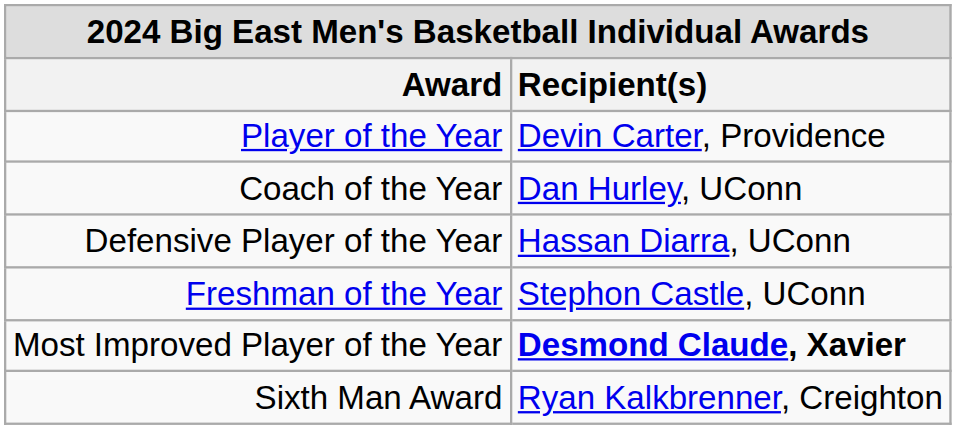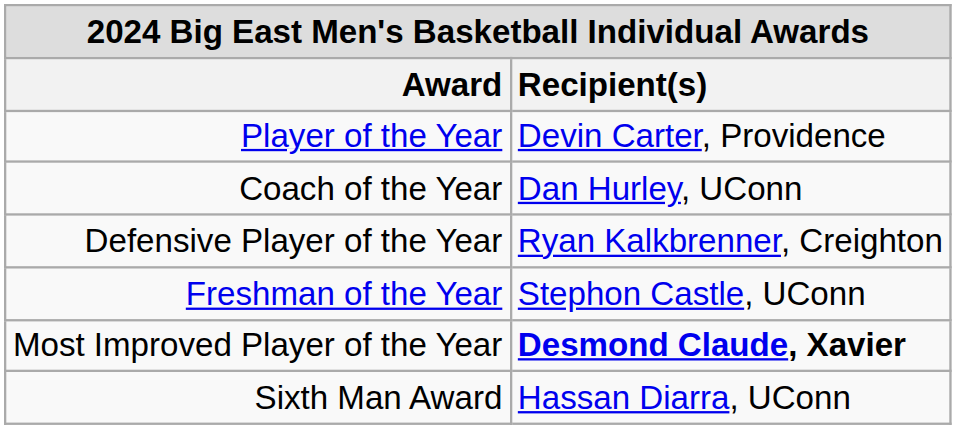(684, 241) Hassan Diarra, UConn -> (730, 241) Ryan Kalkbrenner, Creighton
(730, 398) Ryan Kalkbrenner, Creighton -> (684, 398) Hassan Diarra, UConn
